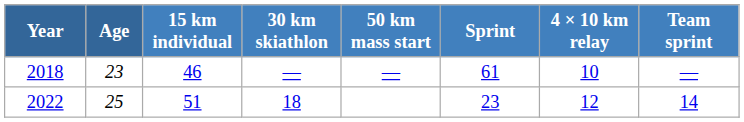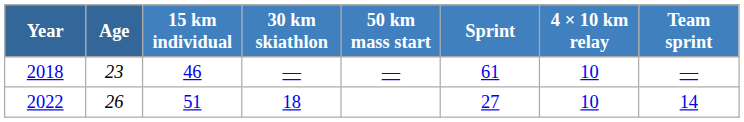(114, 102) 25 -> (114, 102) 26
(490, 102) 23 -> (490, 102) 27
(590, 102) 12 -> (590, 102) 10
